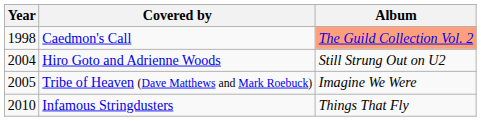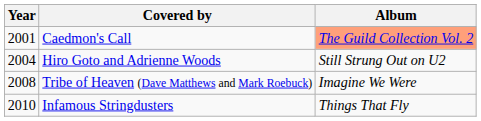(22, 37) 1998 -> (22, 37) 2001
(22, 82) 2005 -> (22, 82) 2008
